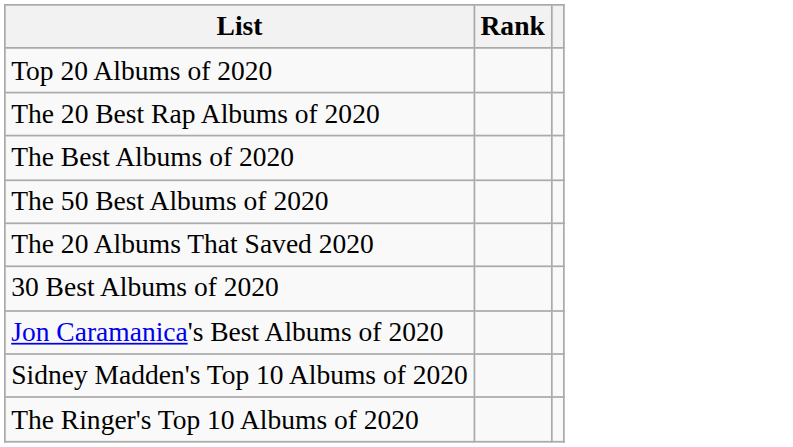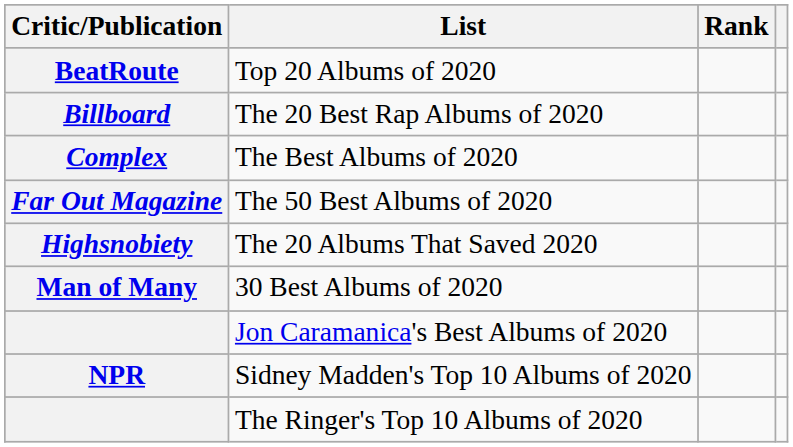+ column: (117, 26)
